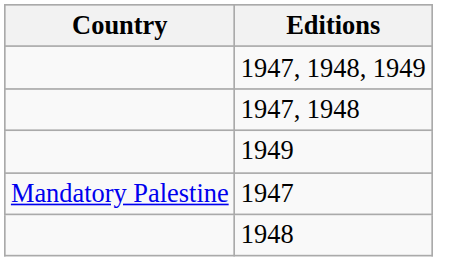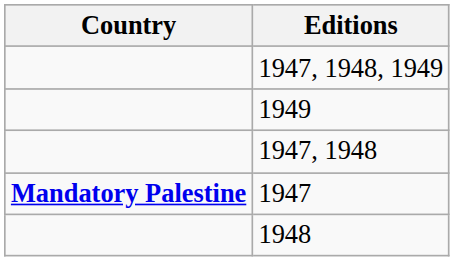rows swapped: (300, 109) <-> (267, 151)
(120, 192) normal -> (129, 192) bold
